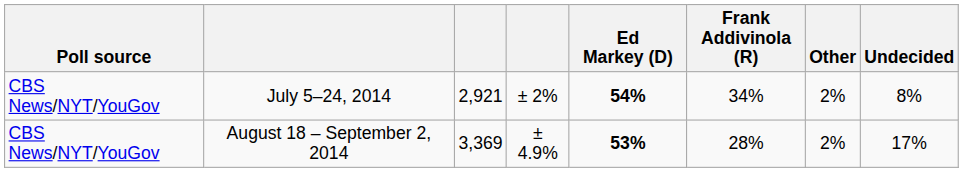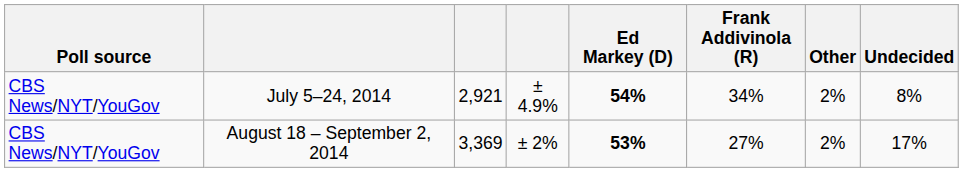(538, 95) ± 2% -> (538, 95) ± 4.9%
(538, 143) ± 4.9% -> (538, 143) ± 2%
(746, 143) 28% -> (746, 143) 27%
